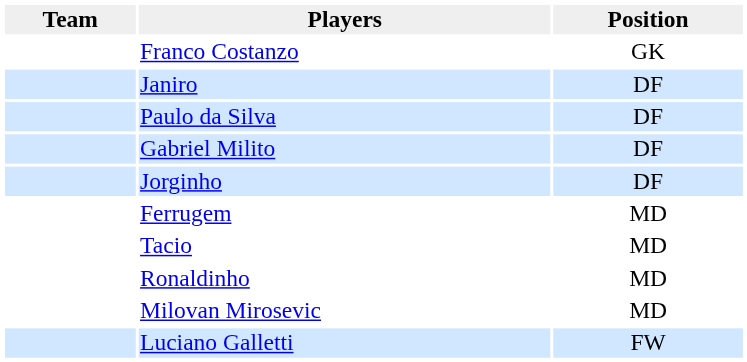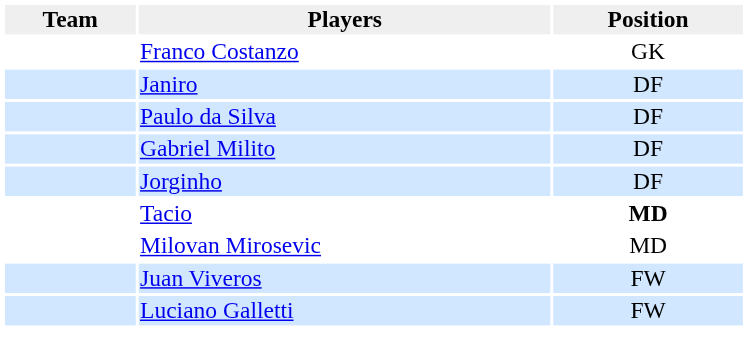- row: (186, 213)
(648, 245) normal -> (648, 213) bold
- row: (195, 278)
+ row: (201, 278)
